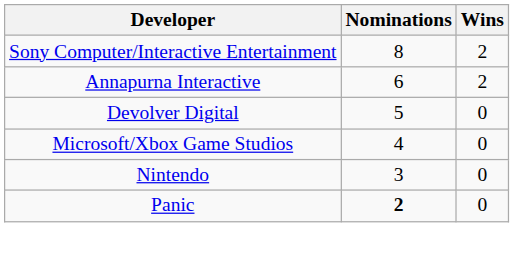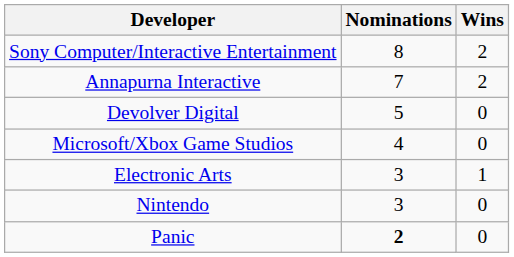(399, 81) 6 -> (399, 81) 7
+ row: (173, 174)
